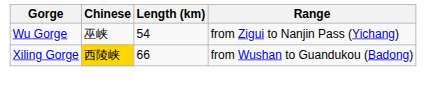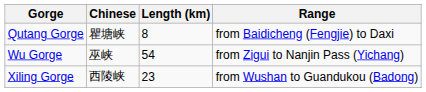+ row: (46, 34)
(102, 55) gold background -> (107, 76) no background
(143, 55) 66 -> (148, 76) 23
